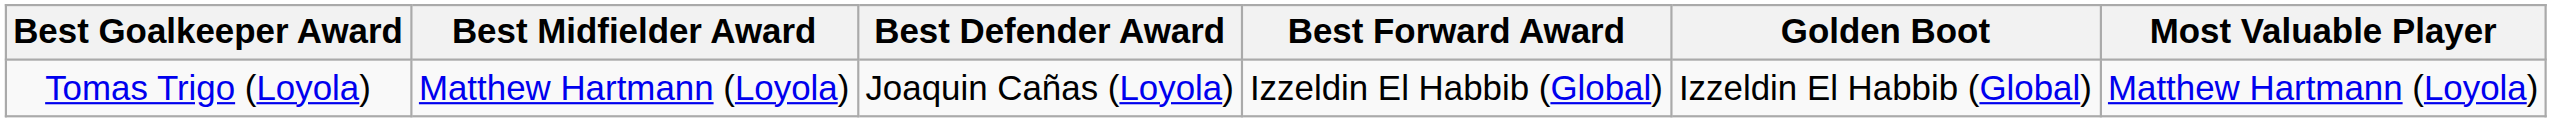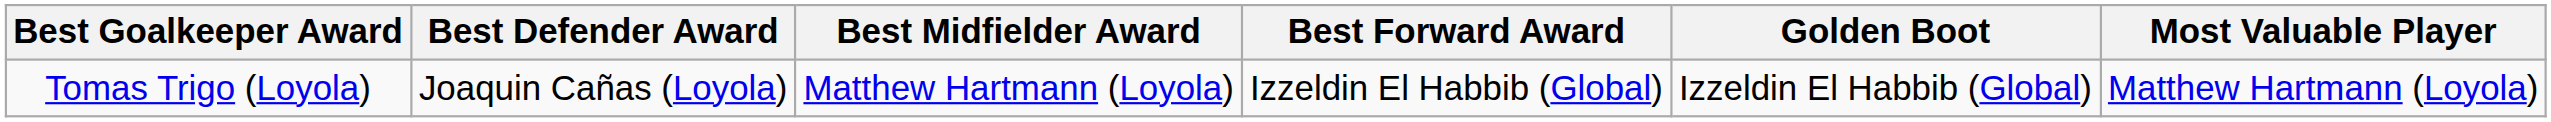columns swapped: (1050, 32) <-> (634, 32)
